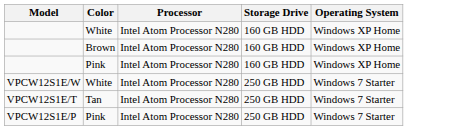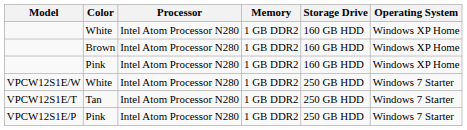+ column: (271, 13)
